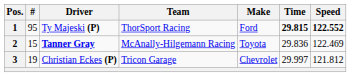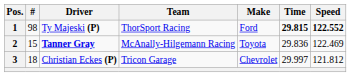(33, 28) 95 -> (33, 28) 98
(33, 59) 19 -> (33, 59) 18
